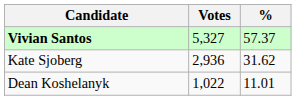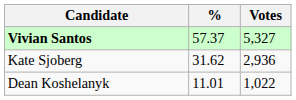columns swapped: (215, 15) <-> (266, 15)
